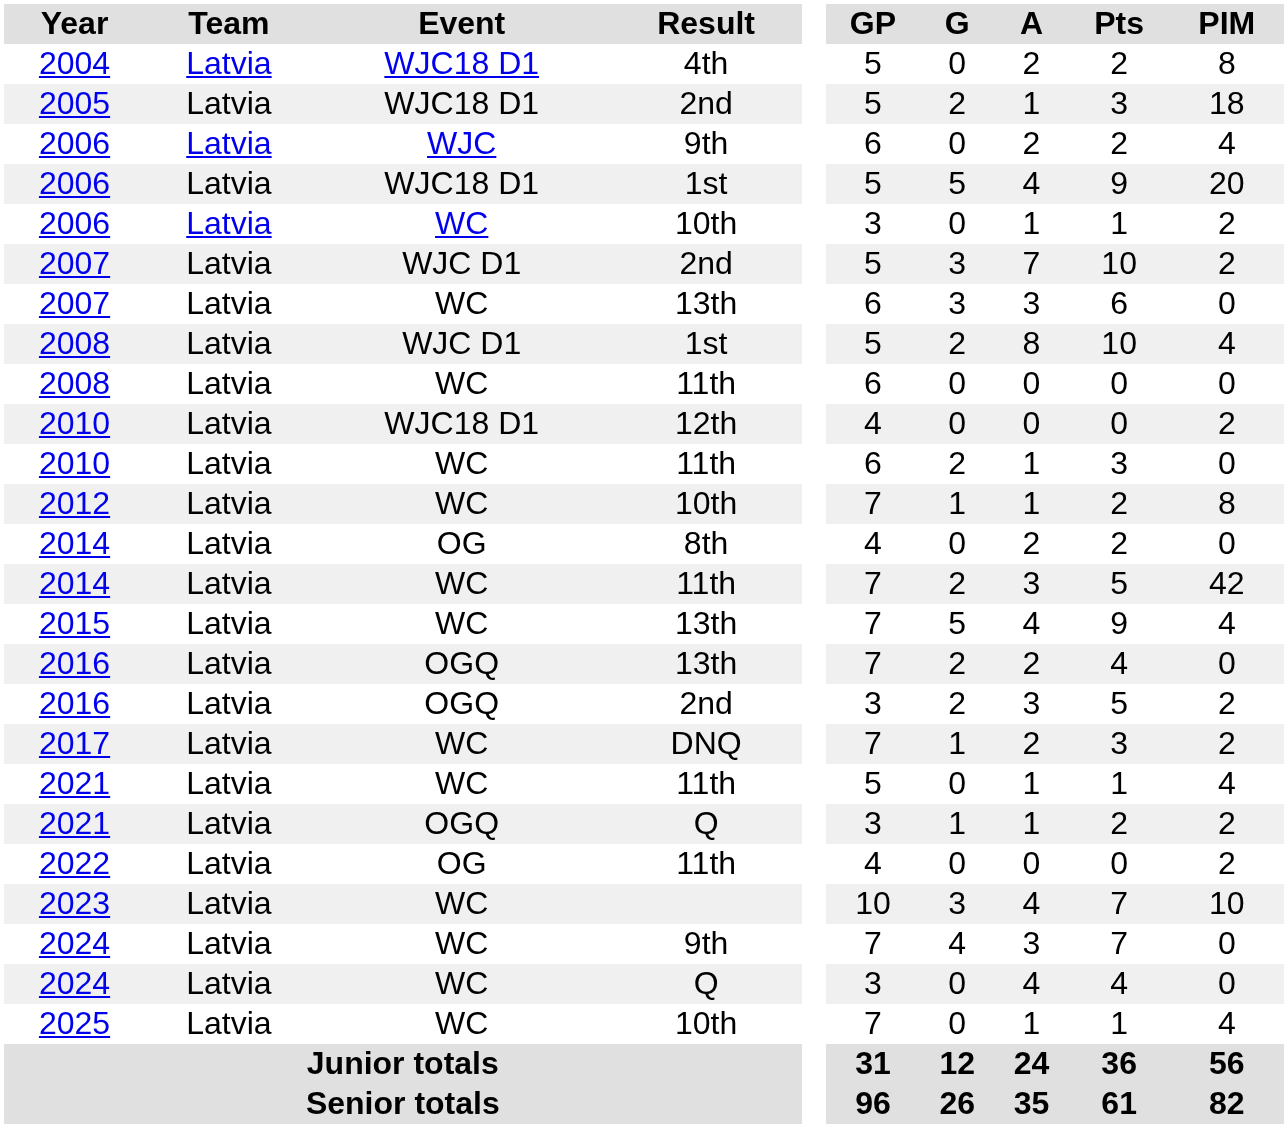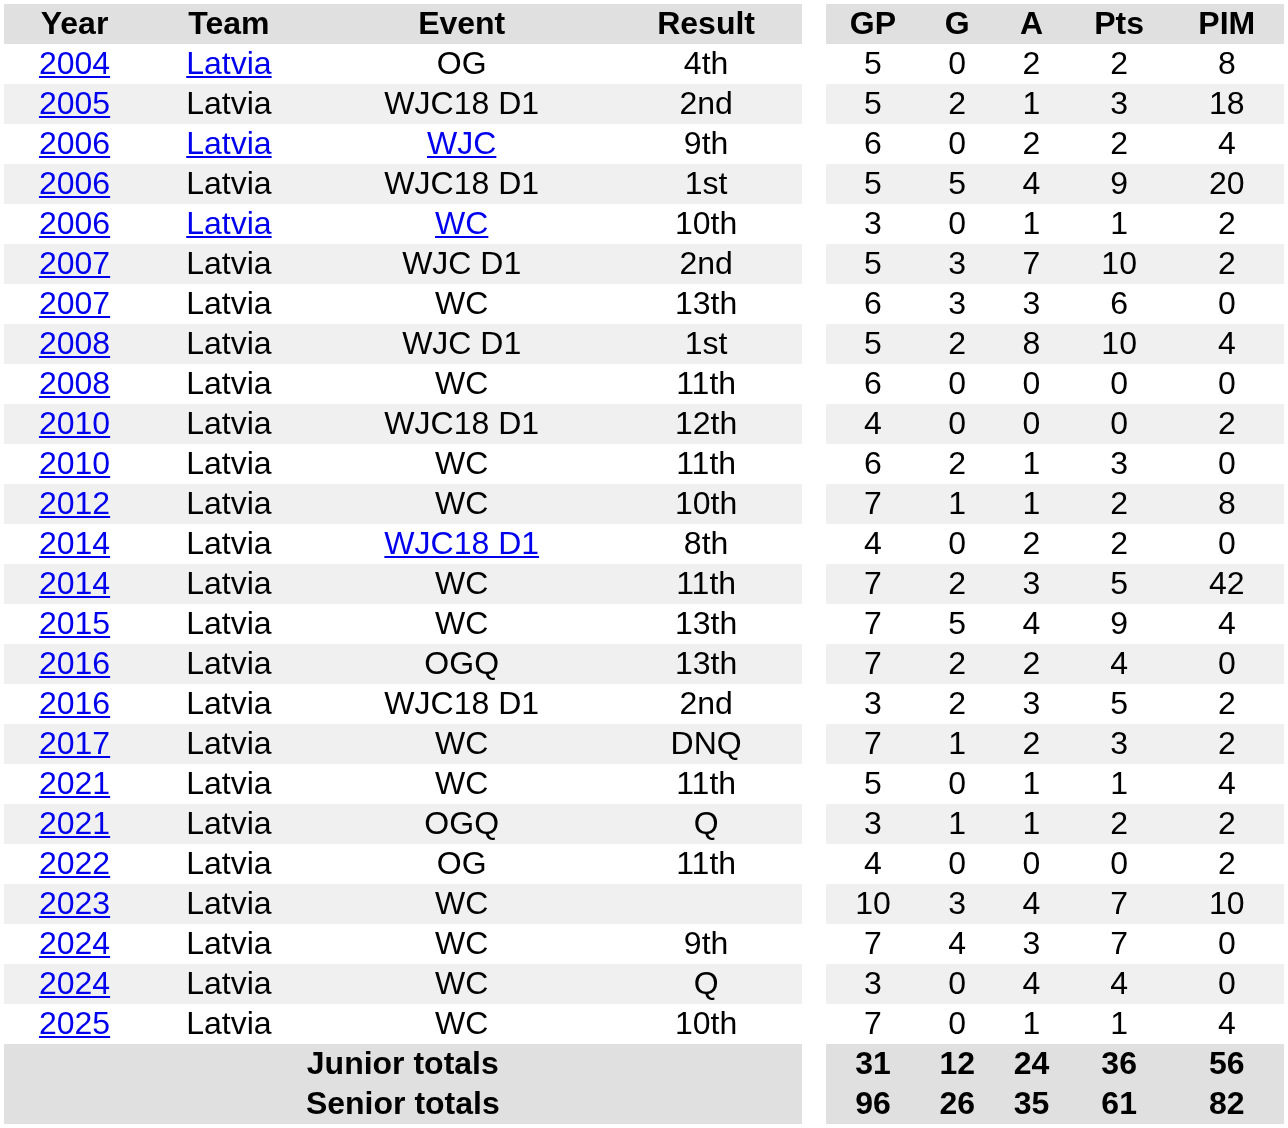(462, 63) WJC18 D1 -> (462, 63) OG
(462, 543) OG -> (462, 543) WJC18 D1
(462, 703) OGQ -> (462, 703) WJC18 D1
